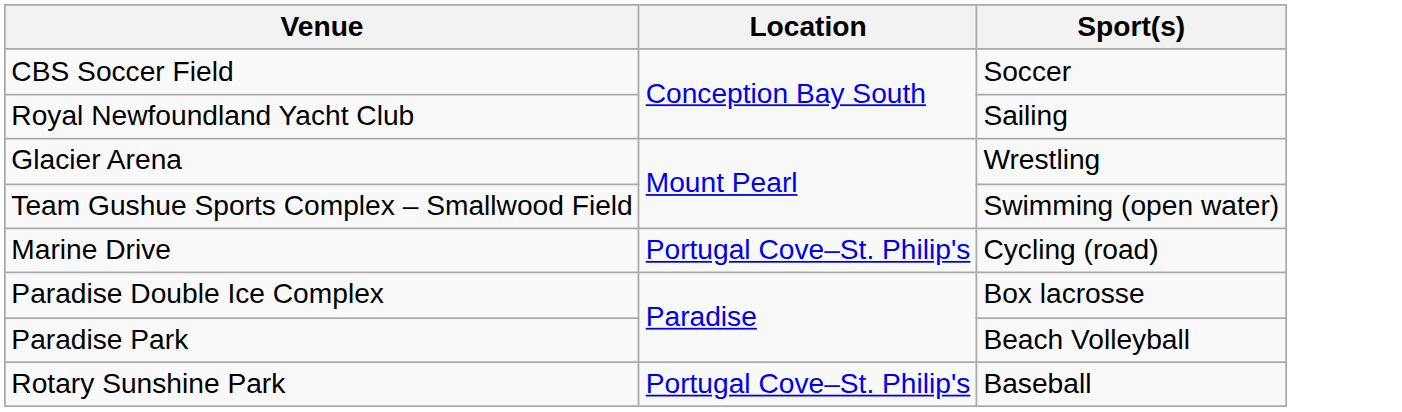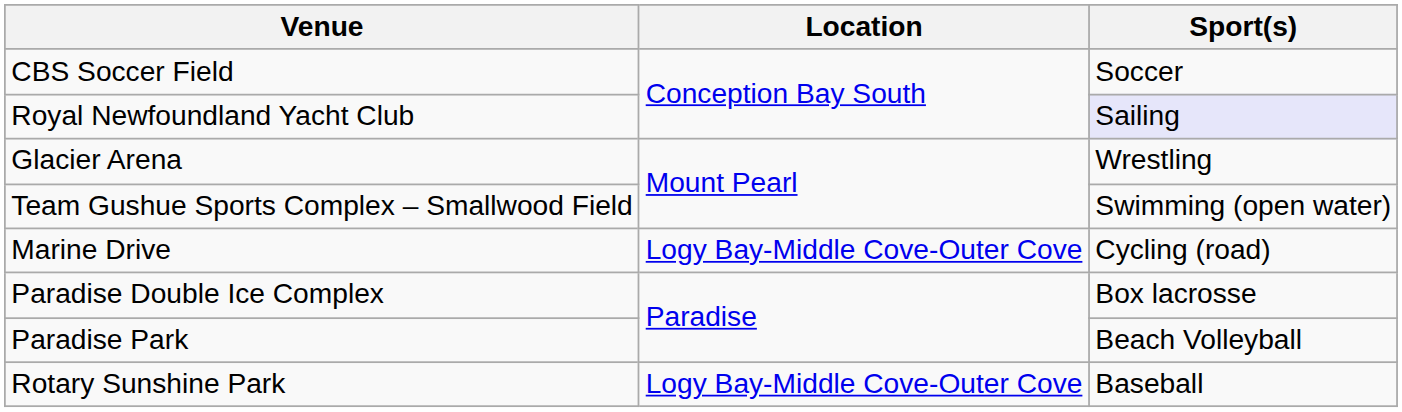(1026, 116) no background -> (1138, 116) lavender background
(808, 250) Portugal Cove–St. Philip's -> (864, 250) Logy Bay-Middle Cove-Outer Cove
(808, 384) Portugal Cove–St. Philip's -> (864, 384) Logy Bay-Middle Cove-Outer Cove
